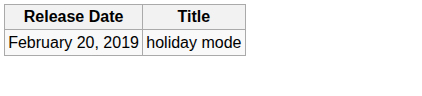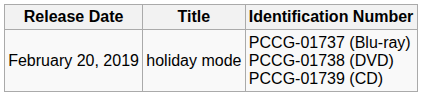+ column: (331, 17)
